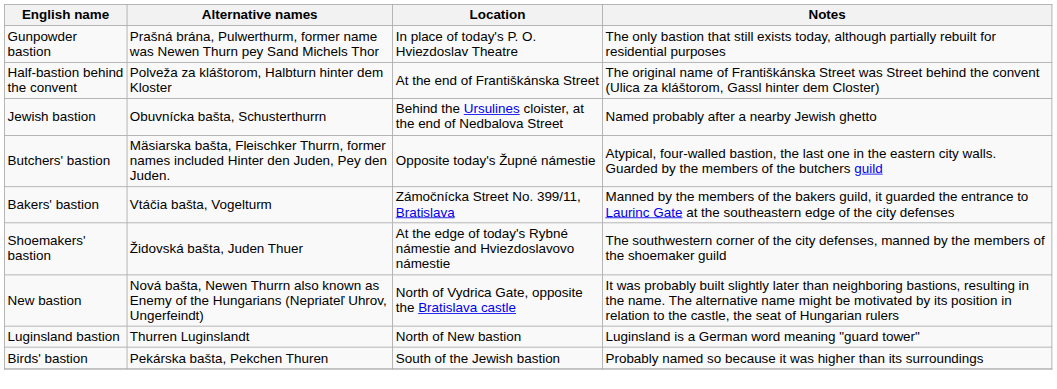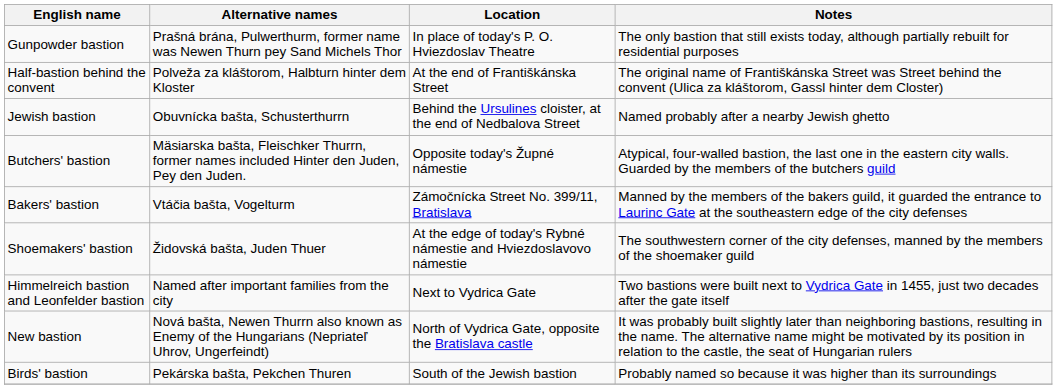+ row: (76, 292)
- row: (64, 336)
